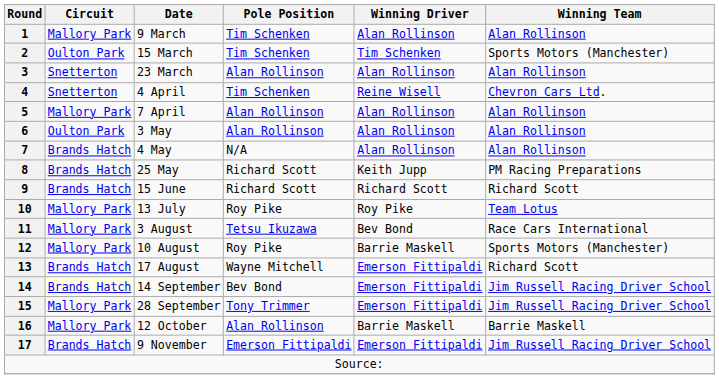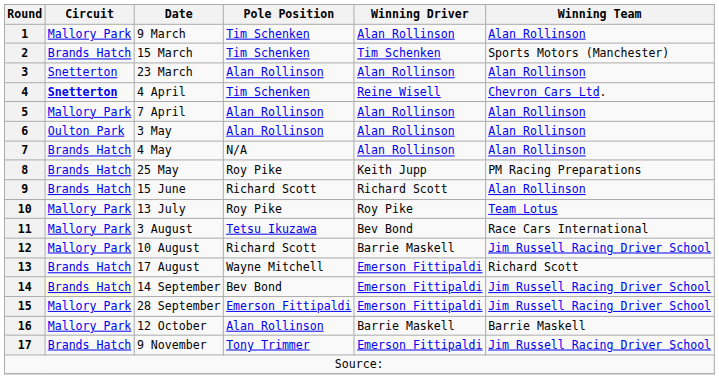(86, 53) Oulton Park -> (90, 53) Brands Hatch
(83, 92) normal -> (83, 92) bold
(271, 170) Richard Scott -> (254, 170) Roy Pike
(533, 189) Richard Scott -> (537, 189) Alan Rollinson
(254, 247) Roy Pike -> (271, 247) Richard Scott
(579, 247) Sports Motors (Manchester) -> (600, 247) Jim Russell Racing Driver School
(268, 306) Tony Trimmer -> (289, 306) Emerson Fittipaldi
(289, 345) Emerson Fittipaldi -> (268, 345) Tony Trimmer
